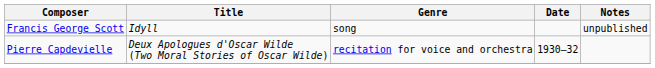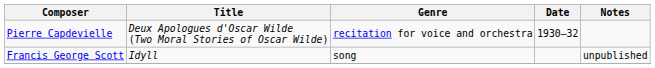rows swapped: (60, 50) <-> (65, 28)
